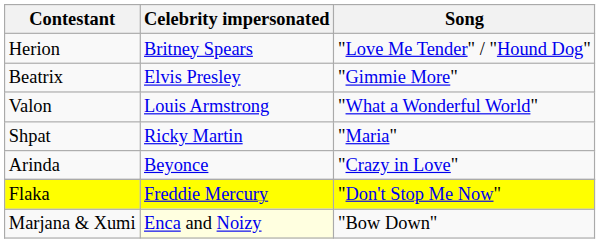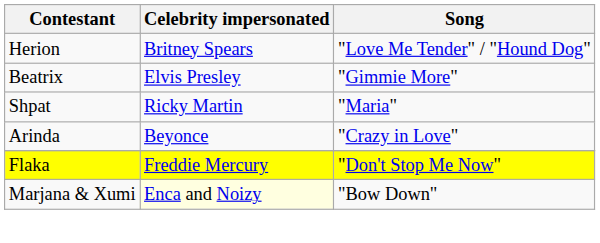- row: (30, 106)
